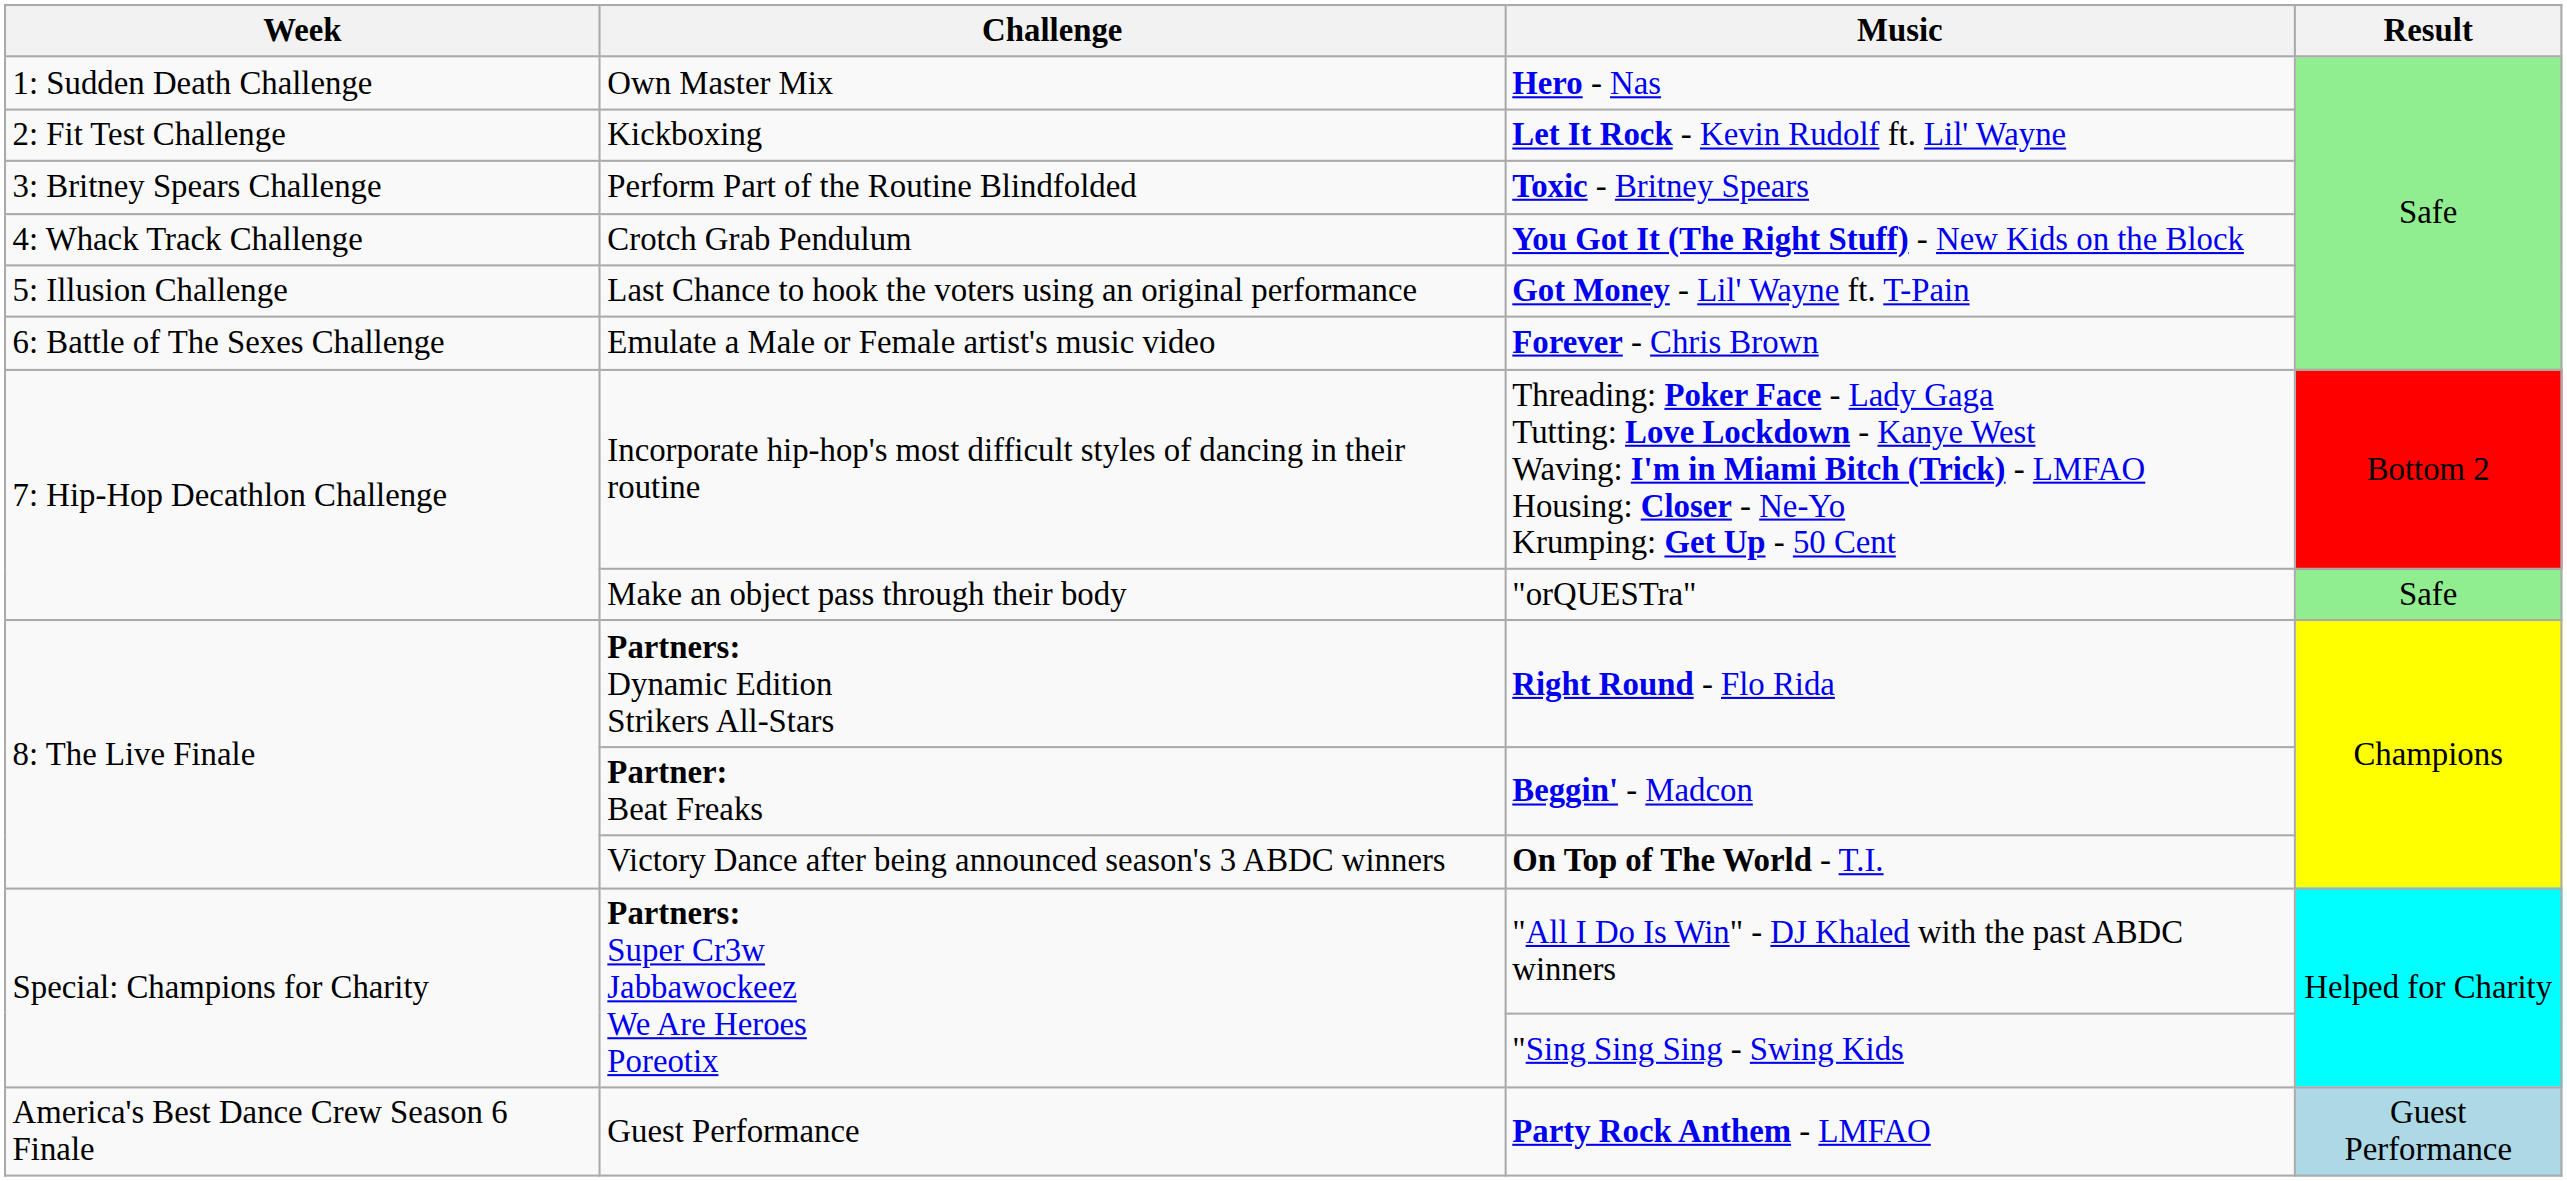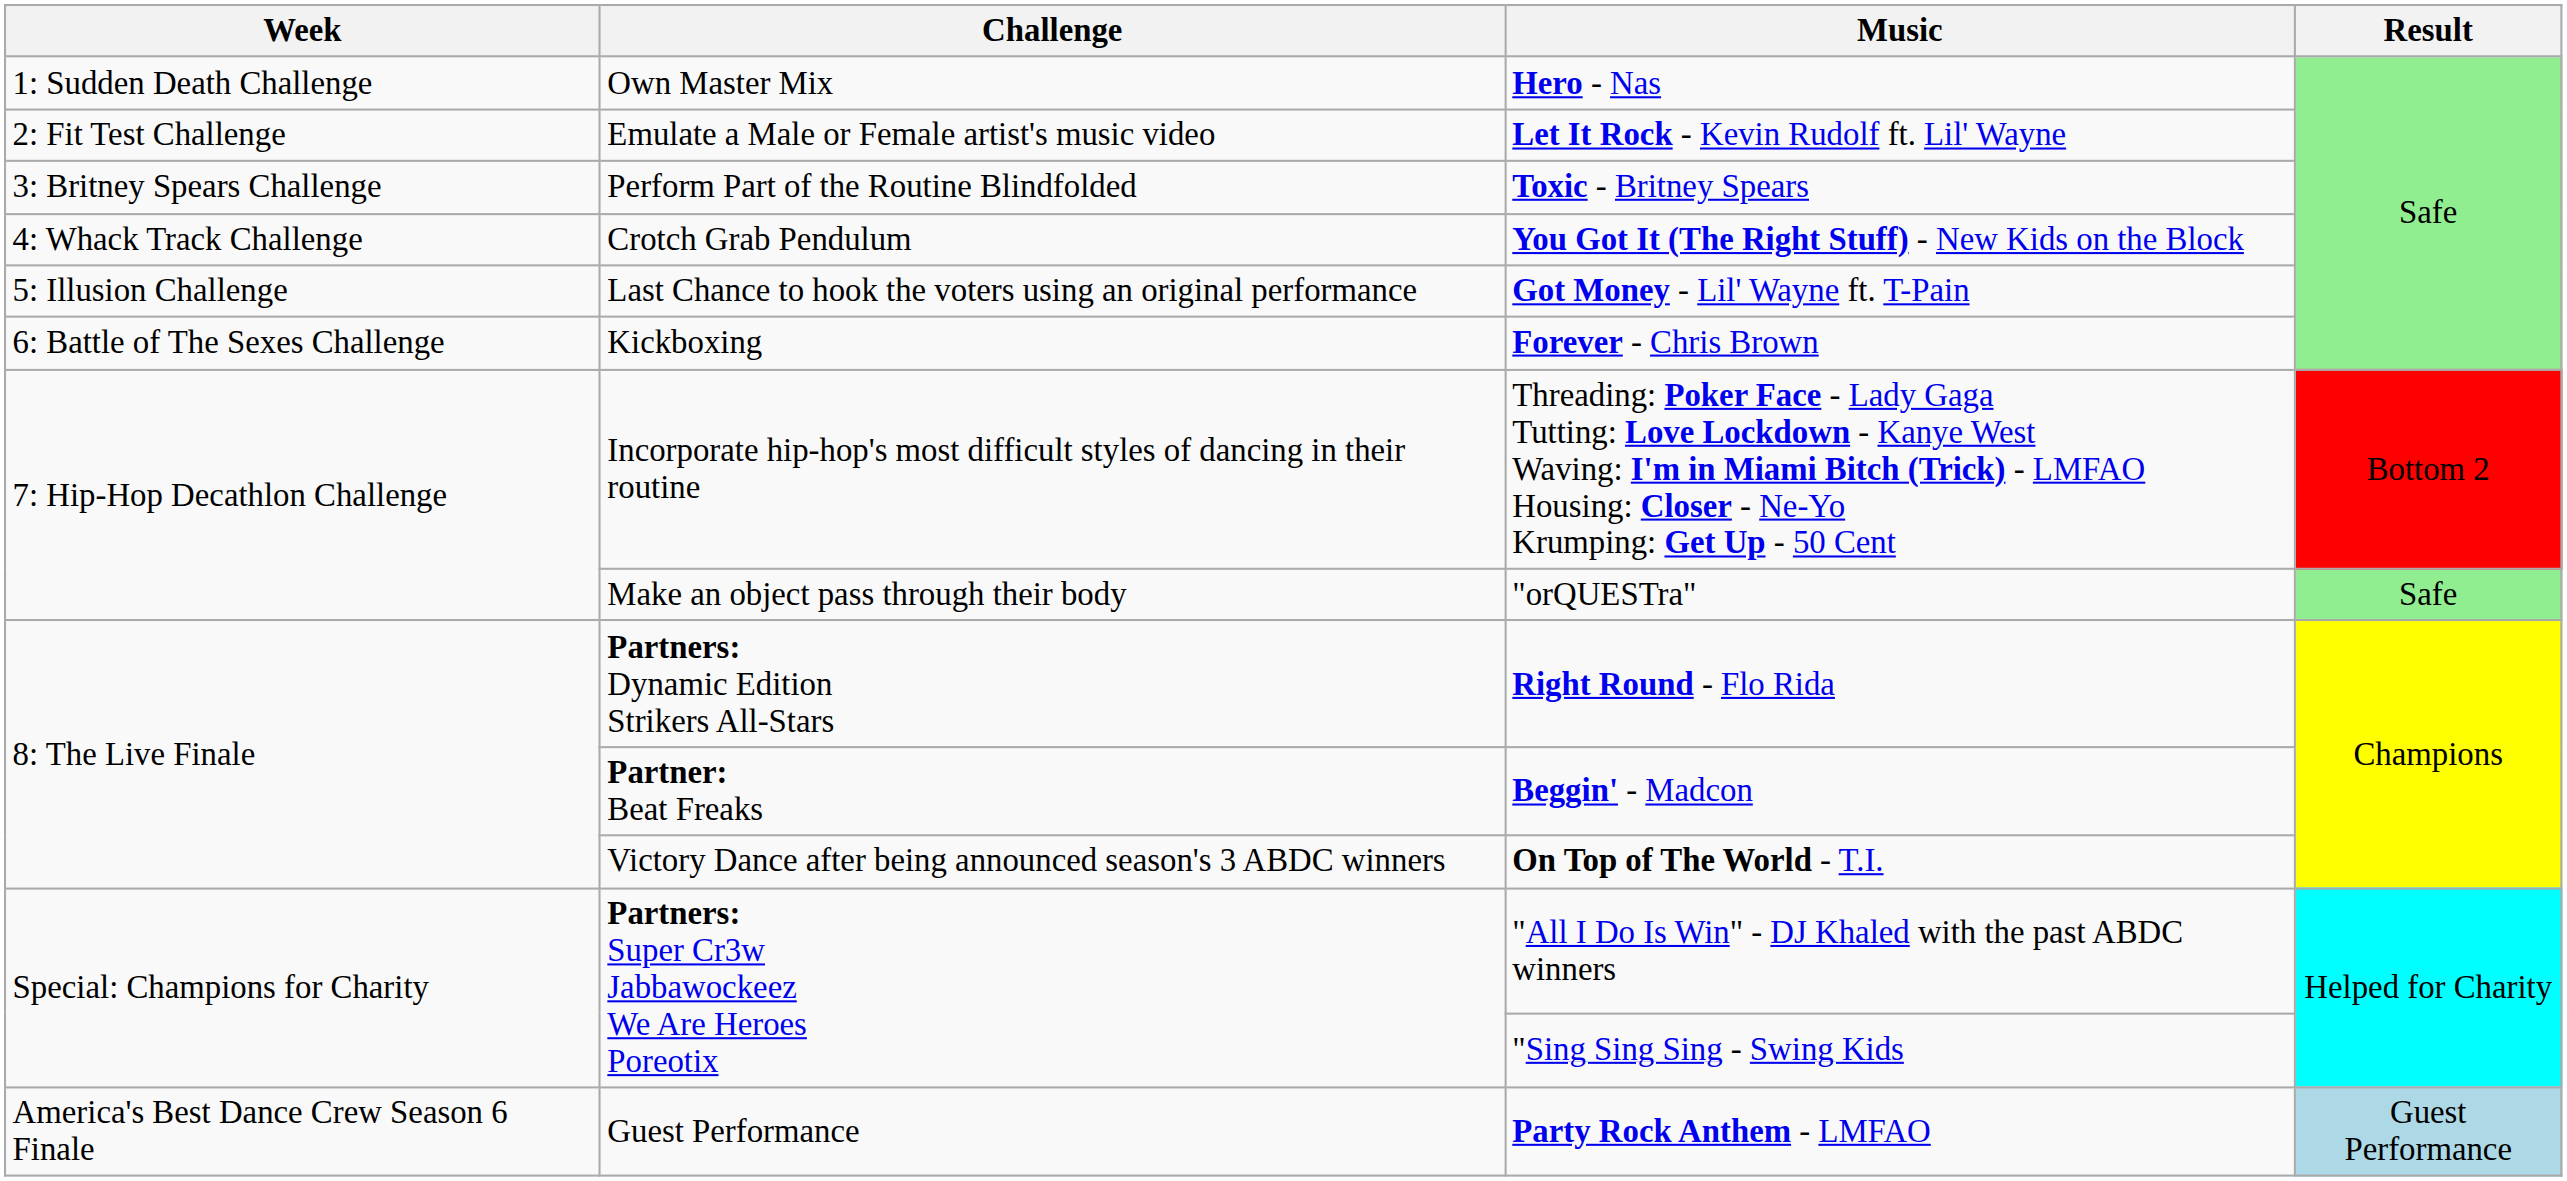(685, 134) Kickboxing -> (911, 134) Emulate a Male or Female artist's music video
(911, 342) Emulate a Male or Female artist's music video -> (685, 342) Kickboxing
